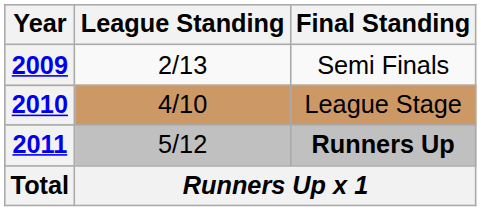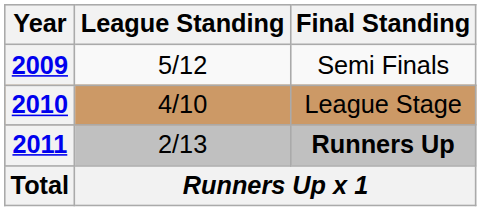(183, 64) 2/13 -> (183, 64) 5/12
(183, 144) 5/12 -> (183, 144) 2/13
